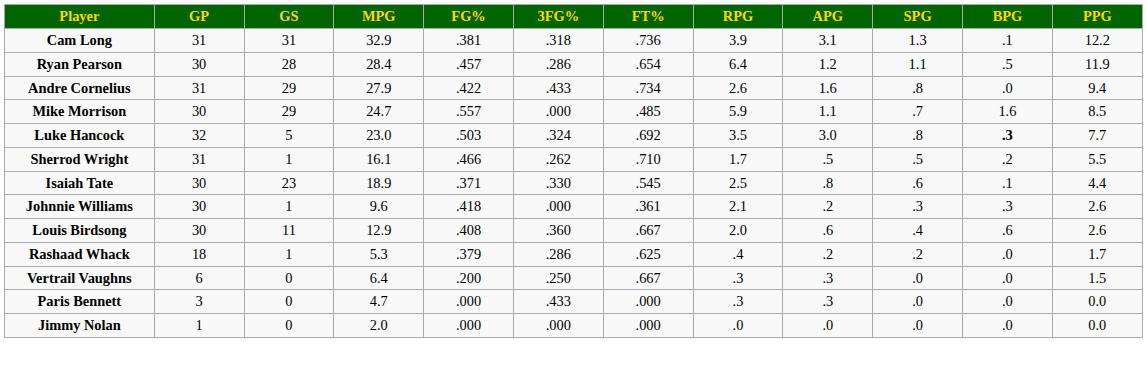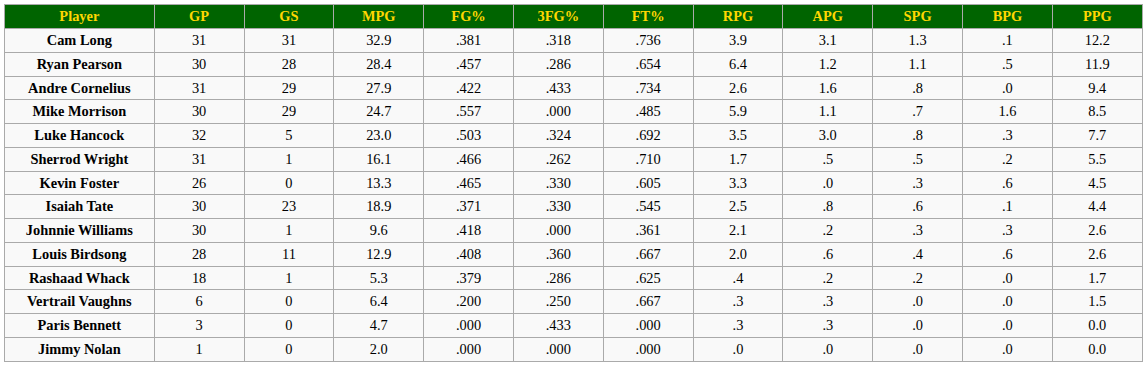(1007, 135) bold -> (1007, 135) normal
+ row: (79, 183)
(199, 230) 30 -> (199, 254) 28
